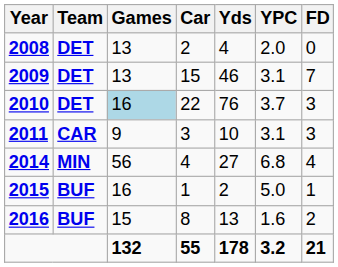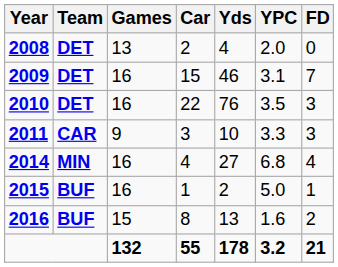(122, 76) 13 -> (122, 76) 16
(122, 104) lightblue background -> (122, 104) no background
(273, 104) 3.7 -> (273, 104) 3.5
(273, 133) 3.1 -> (273, 133) 3.3
(122, 162) 56 -> (122, 162) 16
